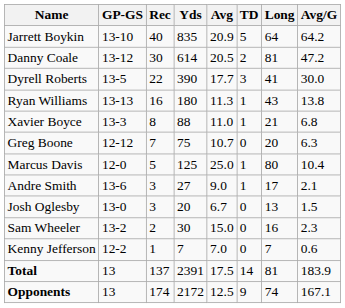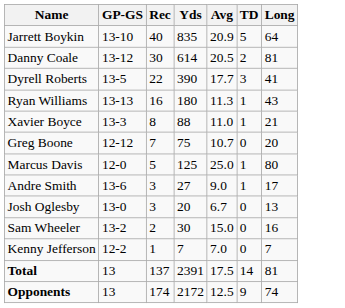- column: (319, 15)
